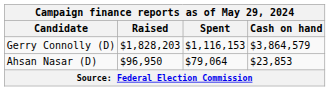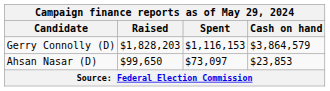(141, 61) $96,950 -> (141, 61) $99,650
(206, 61) $79,064 -> (206, 61) $73,097
